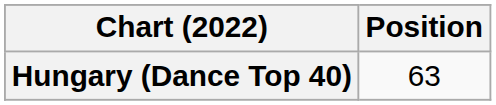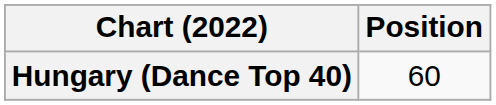(424, 75) 63 -> (424, 75) 60
